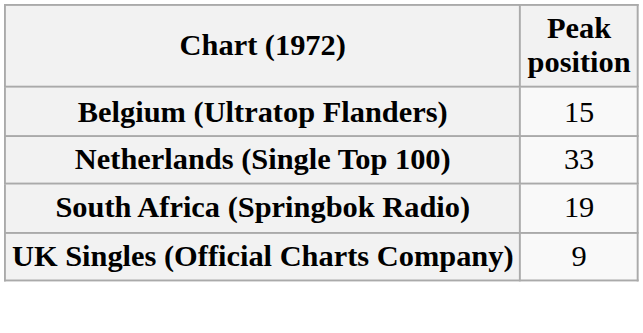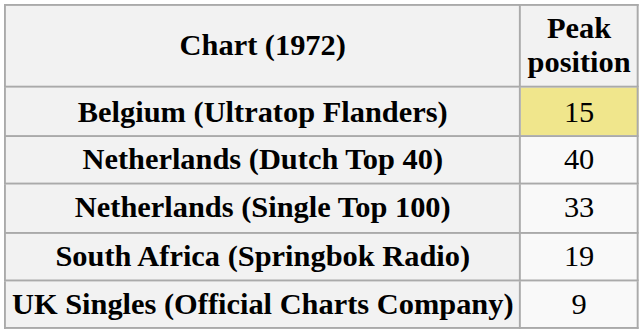(579, 111) no background -> (579, 111) khaki background
+ row: (263, 159)
